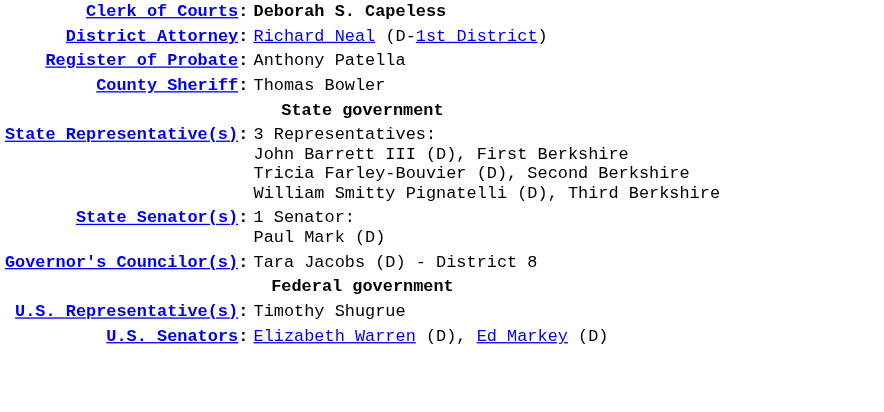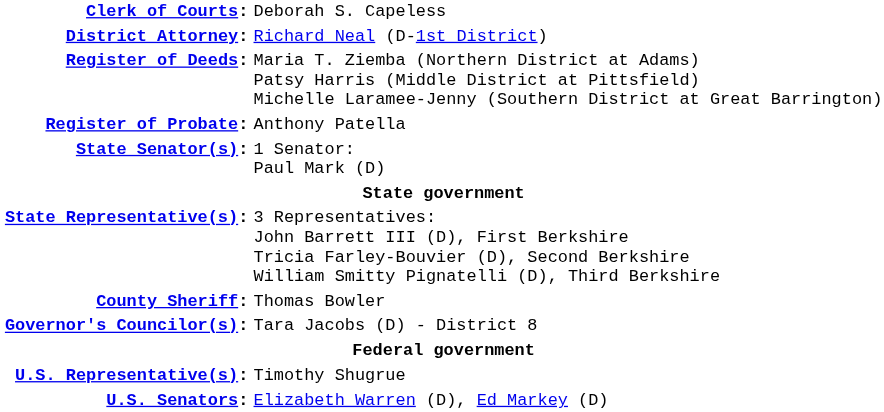(350, 11) bold -> (350, 11) normal
+ row: (157, 61)
rows swapped: (172, 85) <-> (162, 218)
